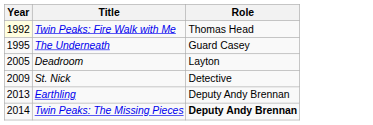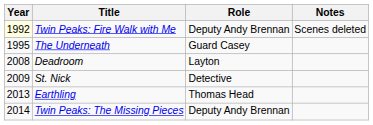+ column: (330, 12)
(221, 29) Thomas Head -> (239, 29) Deputy Andy Brennan
(18, 62) 2005 -> (18, 62) 2008
(239, 95) Deputy Andy Brennan -> (221, 95) Thomas Head
(243, 111) bold -> (239, 111) normal
